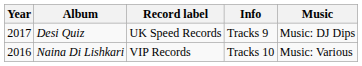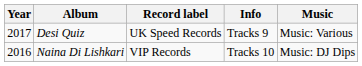(317, 33) Music: DJ Dips -> (316, 33) Music: Various
(316, 52) Music: Various -> (317, 52) Music: DJ Dips
